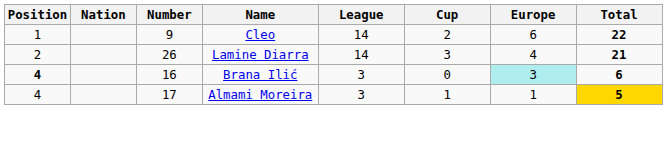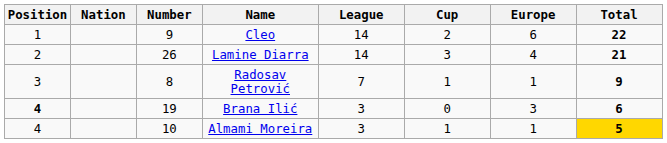+ row: (260, 82)
(169, 75) 16 -> (169, 109) 19
(533, 75) paleturquoise background -> (533, 109) no background
(169, 95) 17 -> (169, 128) 10
